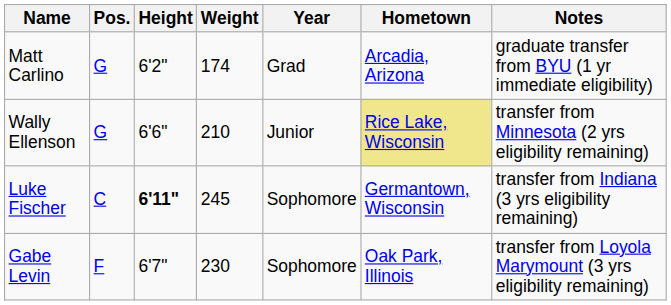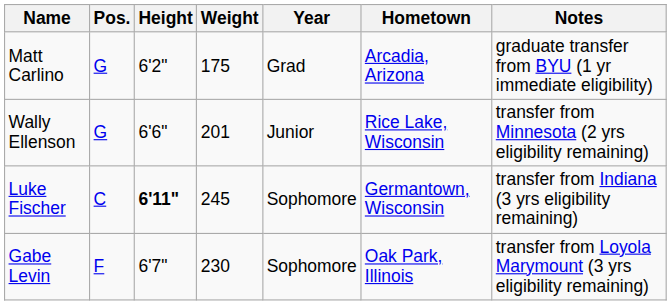(215, 65) 174 -> (215, 65) 175
(215, 132) 210 -> (215, 132) 201
(406, 132) khaki background -> (406, 132) no background
